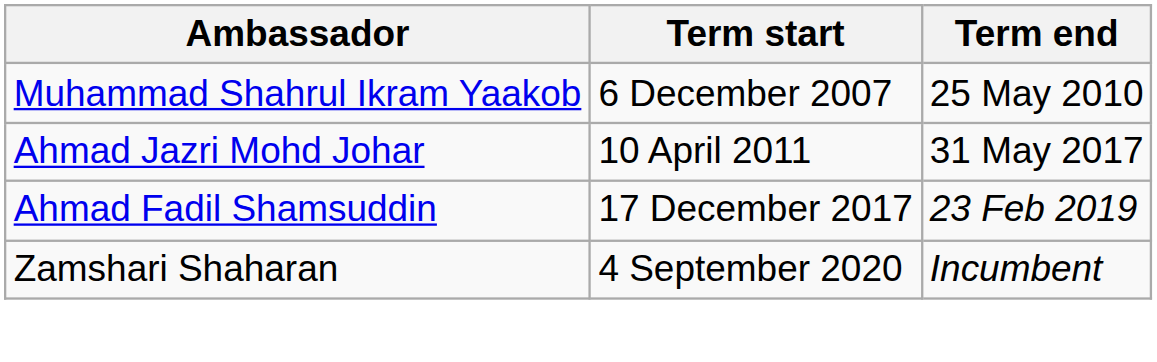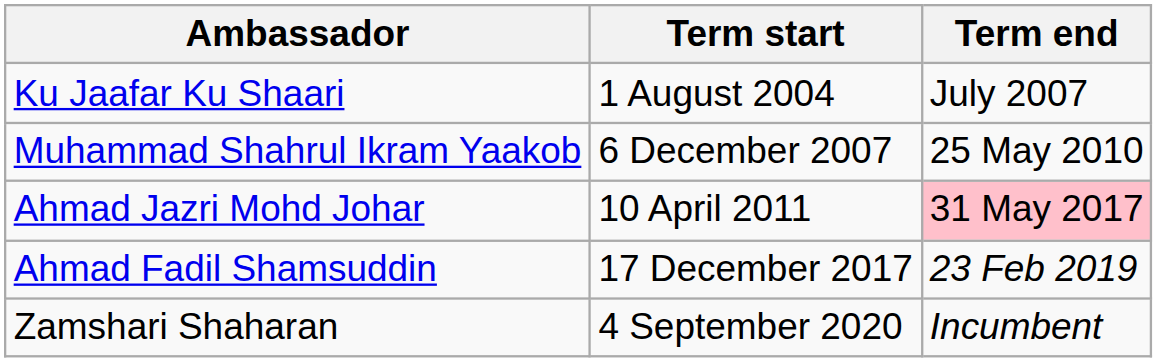+ row: (179, 92)
(1037, 151) no background -> (1037, 209) pink background
